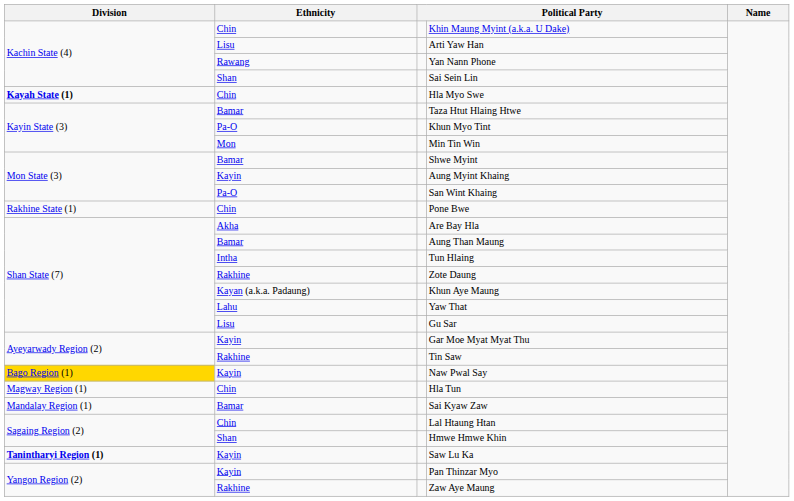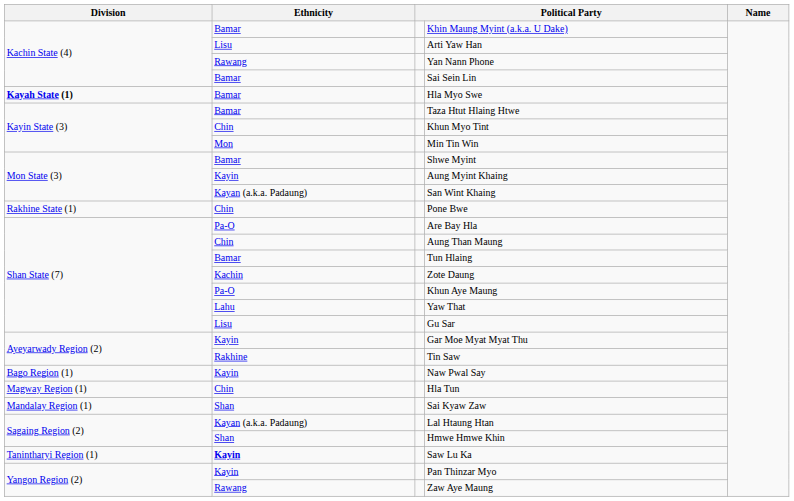(226, 29) Chin -> (227, 29) Bamar
(227, 78) Shan -> (227, 78) Bamar
(226, 95) Chin -> (227, 95) Bamar
(227, 127) Pa-O -> (224, 127) Chin
(227, 193) Pa-O -> (261, 193) Kayan (a.k.a. Padaung)
(228, 226) Akha -> (224, 226) Pa-O
(230, 242) Bamar -> (224, 242) Chin
(227, 258) Intha -> (227, 258) Bamar
(233, 275) Rakhine -> (229, 275) Kachin
(263, 291) Kayan (a.k.a. Padaung) -> (224, 291) Pa-O
(40, 373) gold background -> (40, 373) no background
(230, 406) Bamar -> (224, 406) Shan
(226, 422) Chin -> (261, 422) Kayan (a.k.a. Padaung)
(55, 455) bold -> (52, 455) normal
(229, 455) normal -> (227, 455) bold
(233, 488) Rakhine -> (231, 488) Rawang
